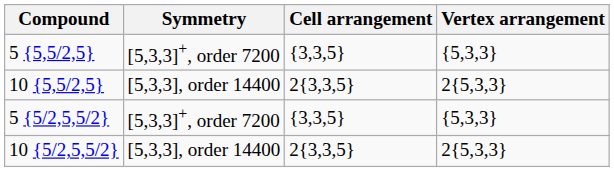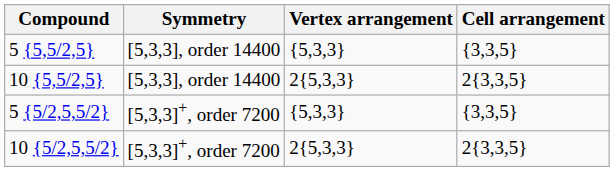columns swapped: (523, 19) <-> (361, 19)
(204, 52) [5,3,3]+, order 7200 -> (204, 49) [5,3,3], order 14400
(204, 150) [5,3,3], order 14400 -> (204, 148) [5,3,3]+, order 7200
